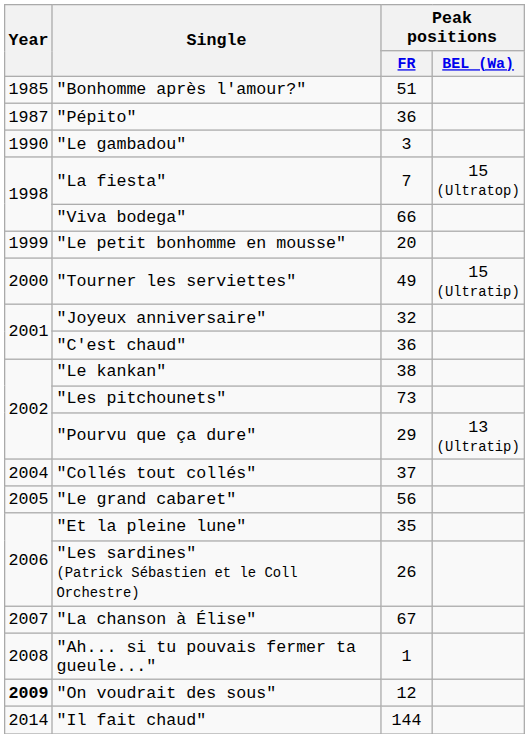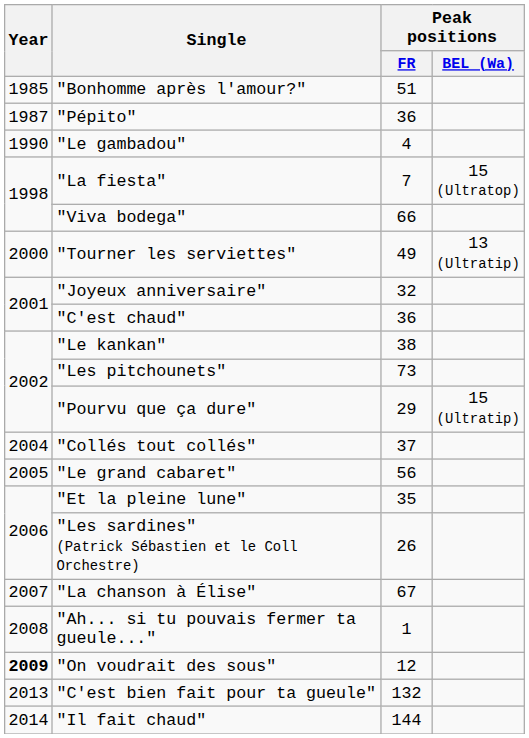(407, 144) 3 -> (407, 144) 4
- row: (201, 244)
(478, 281) 15 (Ultratip) -> (478, 253) 13 (Ultratip)
(478, 435) 13 (Ultratip) -> (478, 408) 15 (Ultratip)
+ row: (216, 693)
